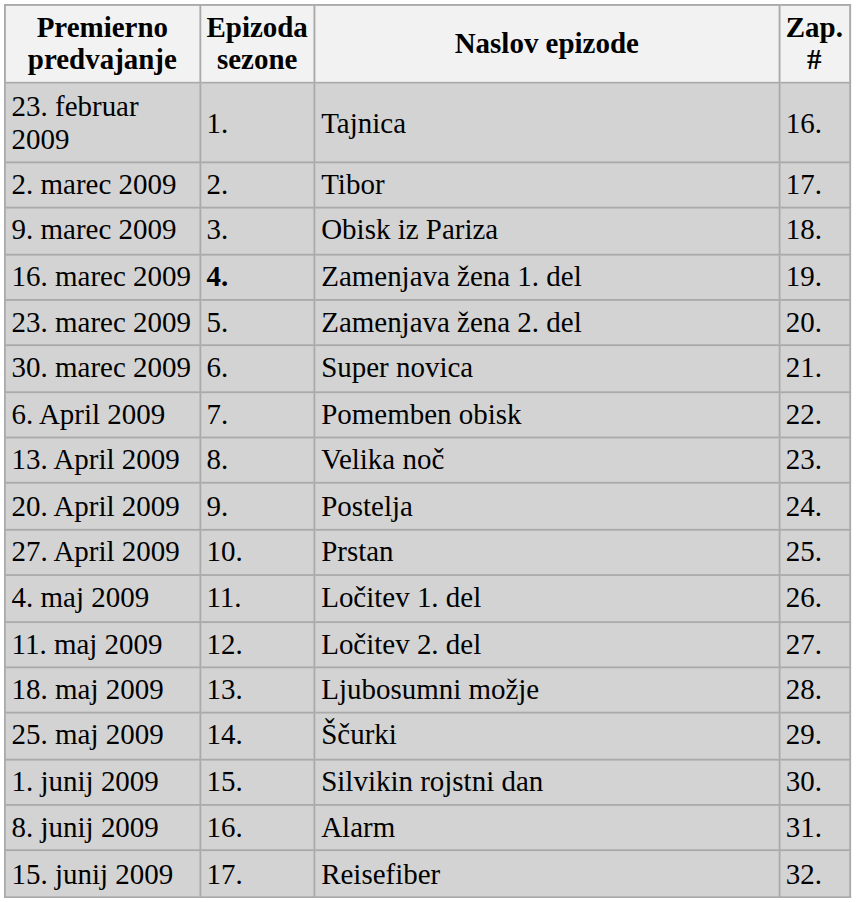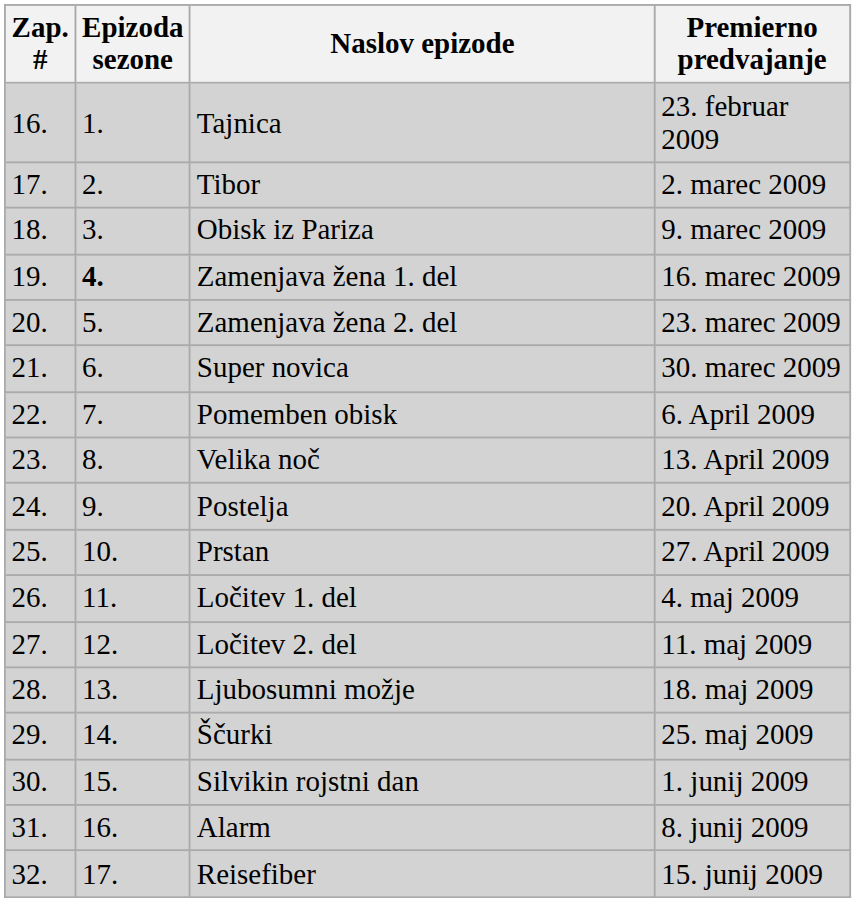columns swapped: (814, 43) <-> (102, 43)
